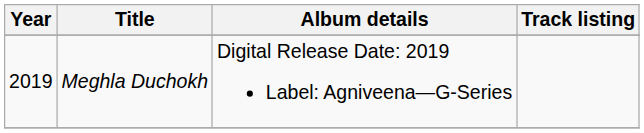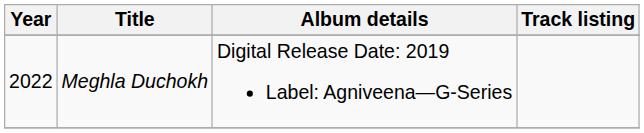(31, 81) 2019 -> (31, 81) 2022
